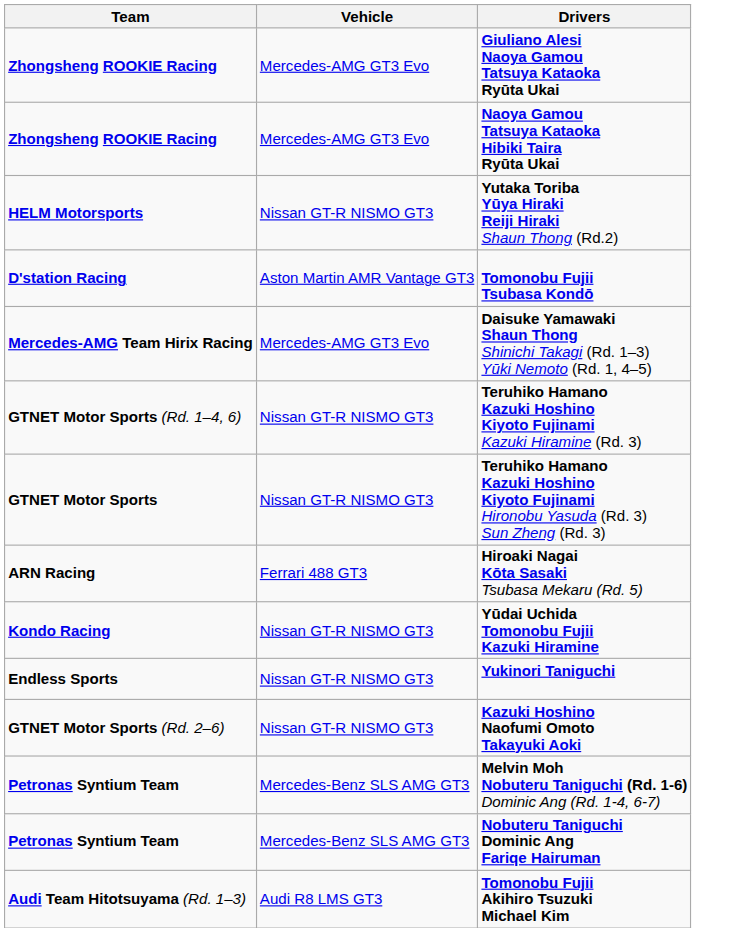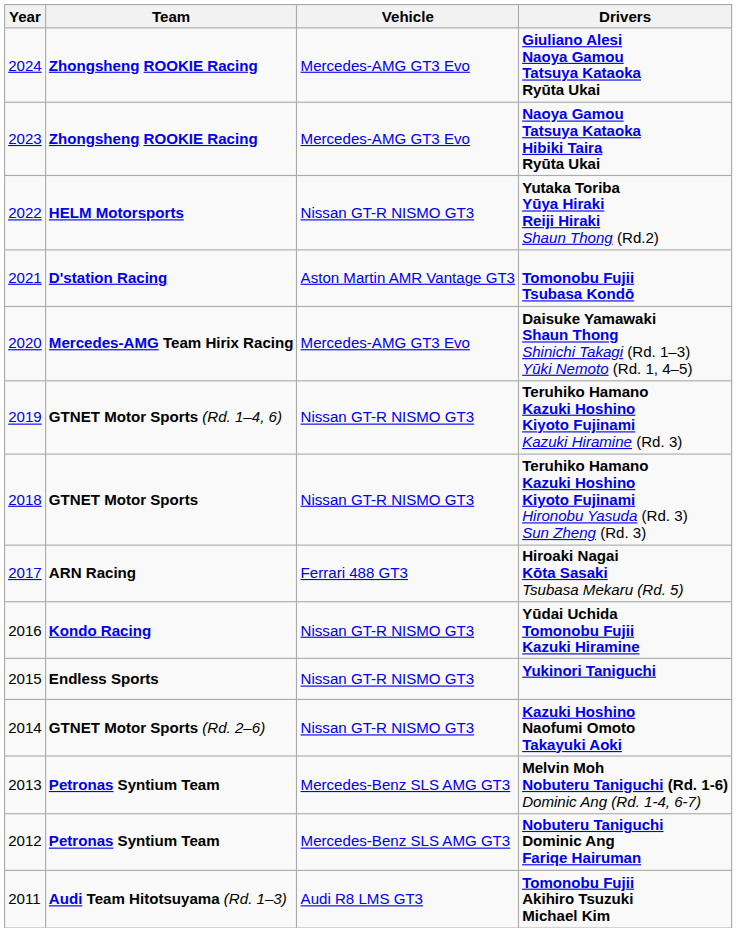+ column: (25, 16)
